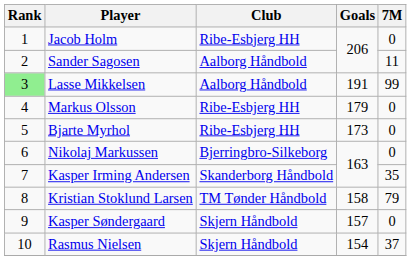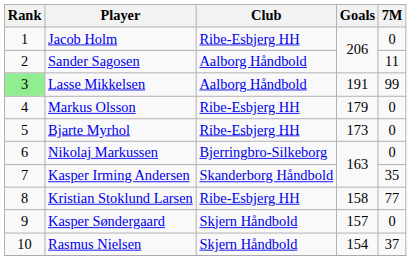(263, 198) TM Tønder Håndbold -> (250, 198) Ribe-Esbjerg HH
(392, 198) 79 -> (392, 198) 77
